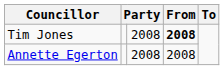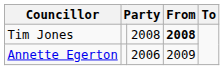(146, 54) 2008 -> (146, 54) 2006
(181, 54) 2008 -> (181, 54) 2009
